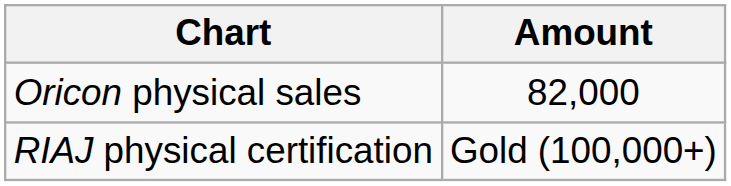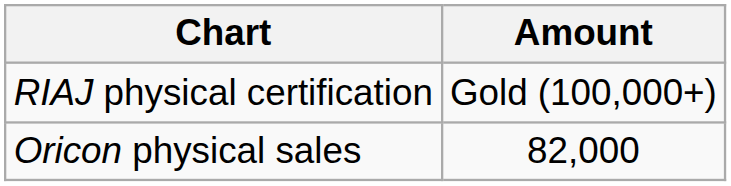rows swapped: (187, 92) <-> (223, 150)
